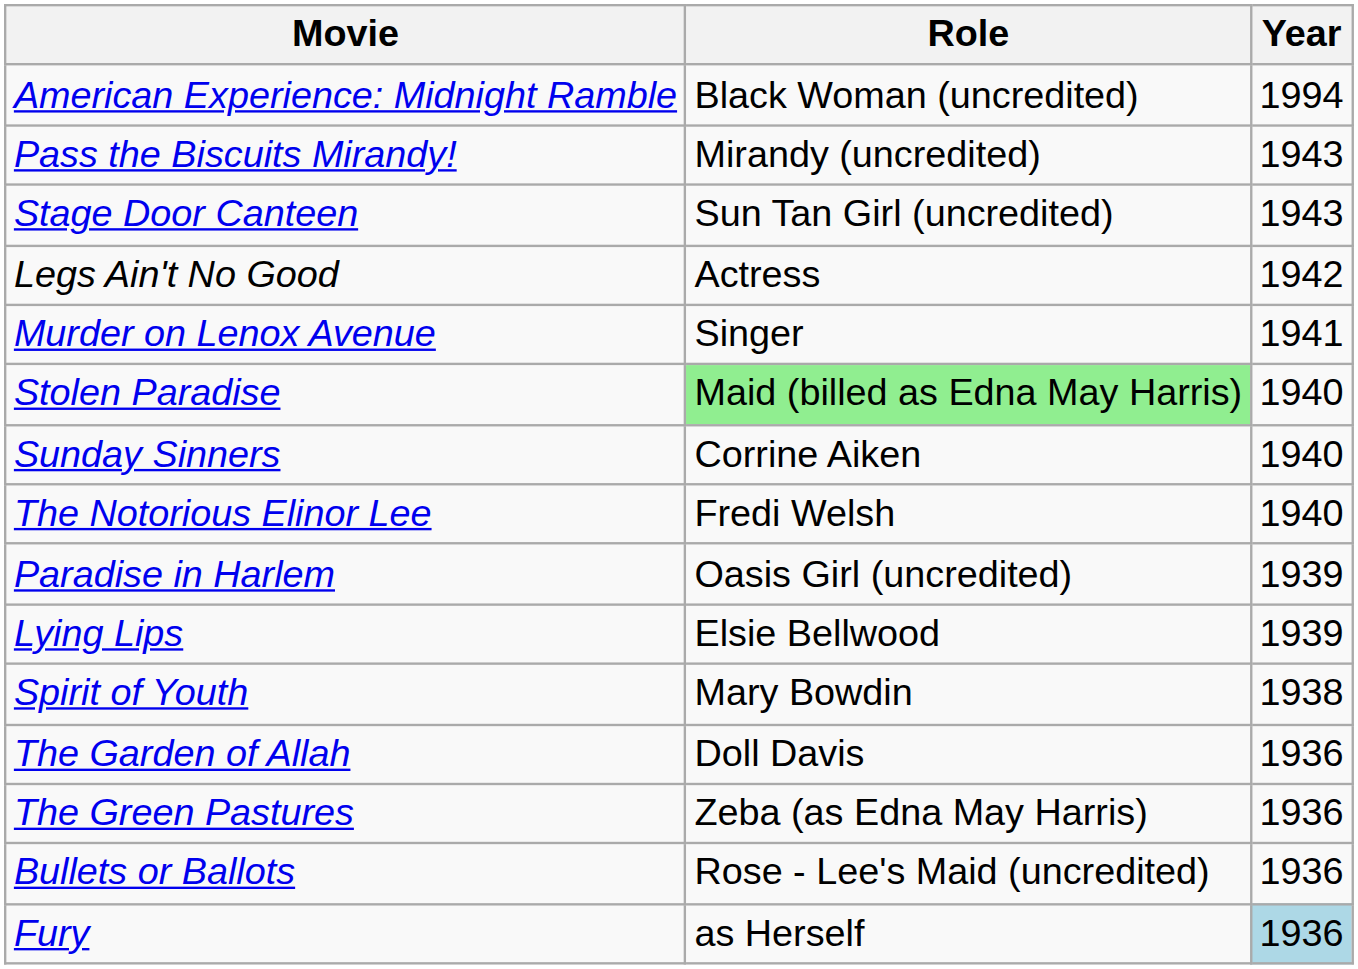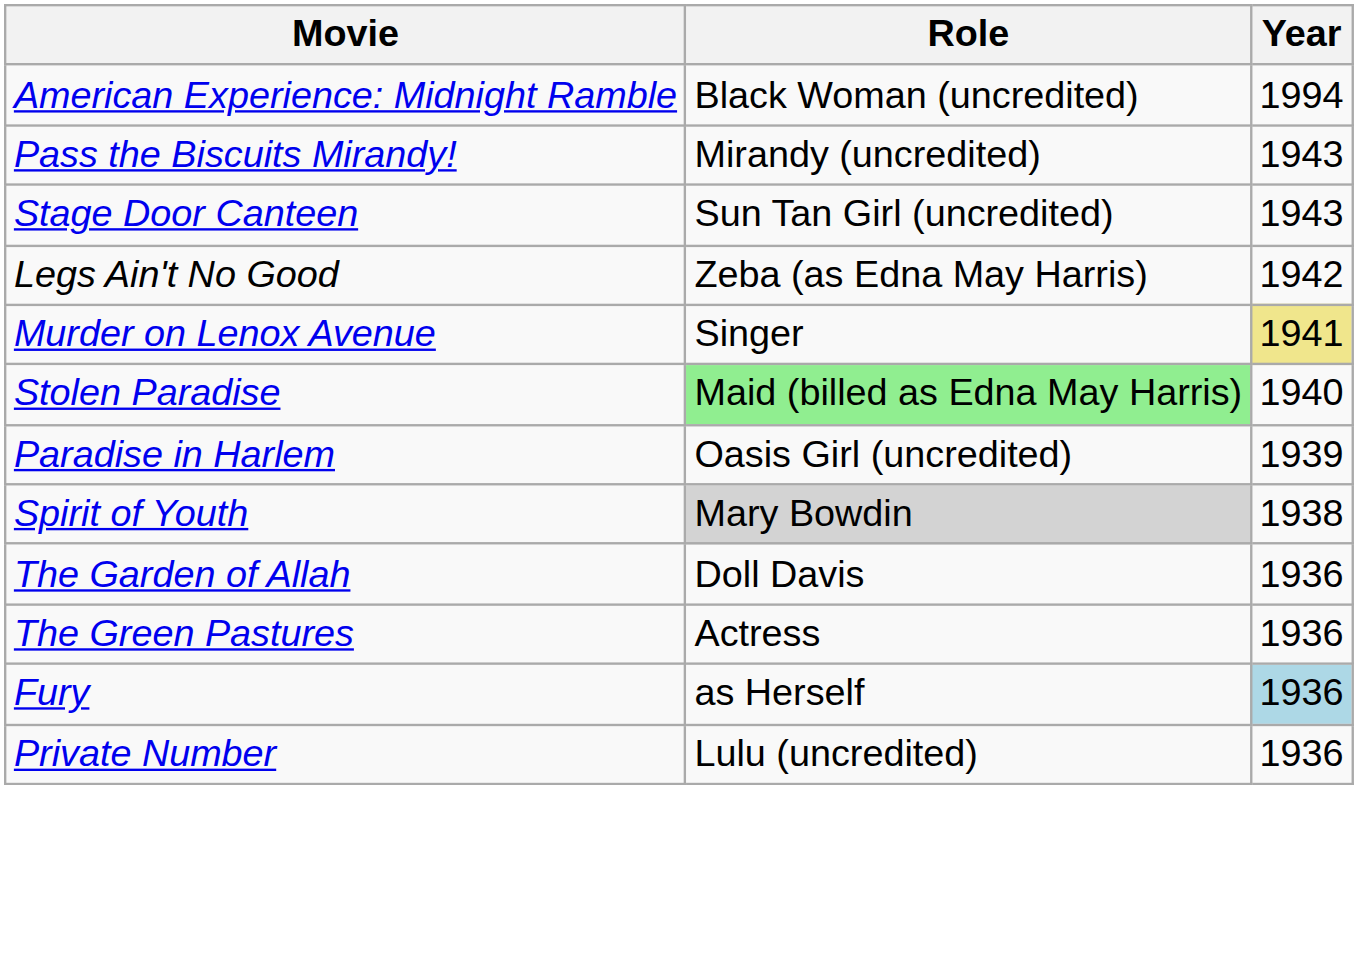(757, 273) Actress -> (921, 273) Zeba (as Edna May Harris)
(1302, 333) no background -> (1302, 333) khaki background
- row: (147, 453)
- row: (223, 513)
- row: (99, 633)
(804, 693) no background -> (804, 513) lightgrey background
(921, 812) Zeba (as Edna May Harris) -> (757, 633) Actress
- row: (155, 872)
+ row: (145, 753)
